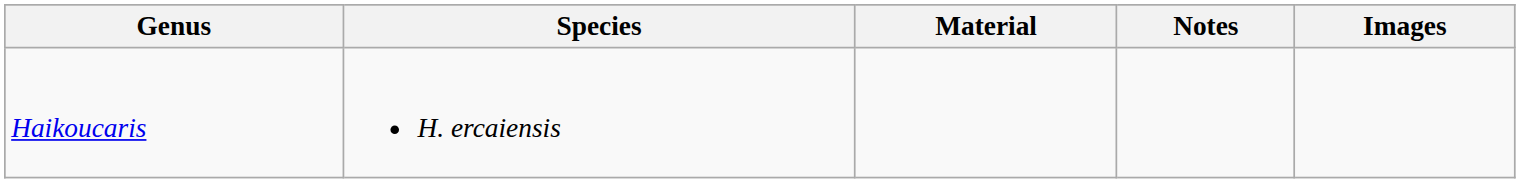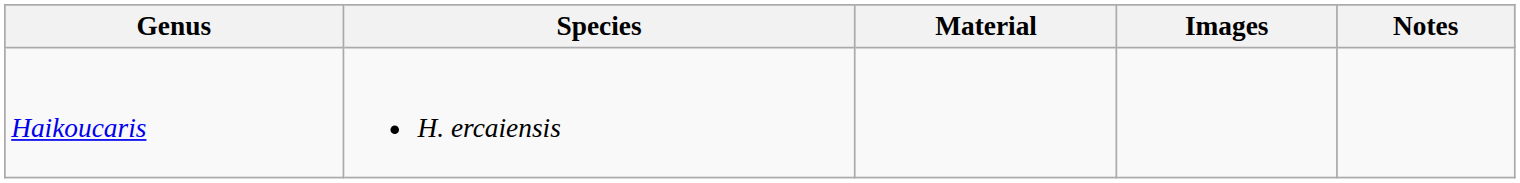columns swapped: (1206, 26) <-> (1405, 26)
